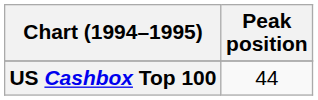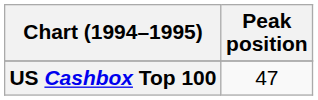(267, 77) 44 -> (267, 77) 47
